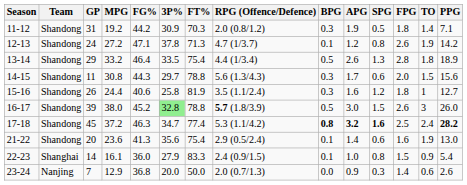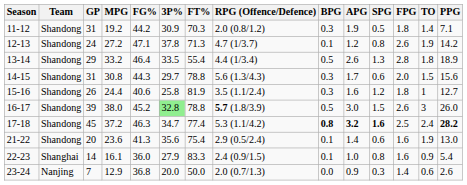(196, 60) 75.4 -> (196, 60) 55.4
(91, 76) 11 -> (91, 76) 31
(403, 156) 1.5 -> (403, 156) 1.6
